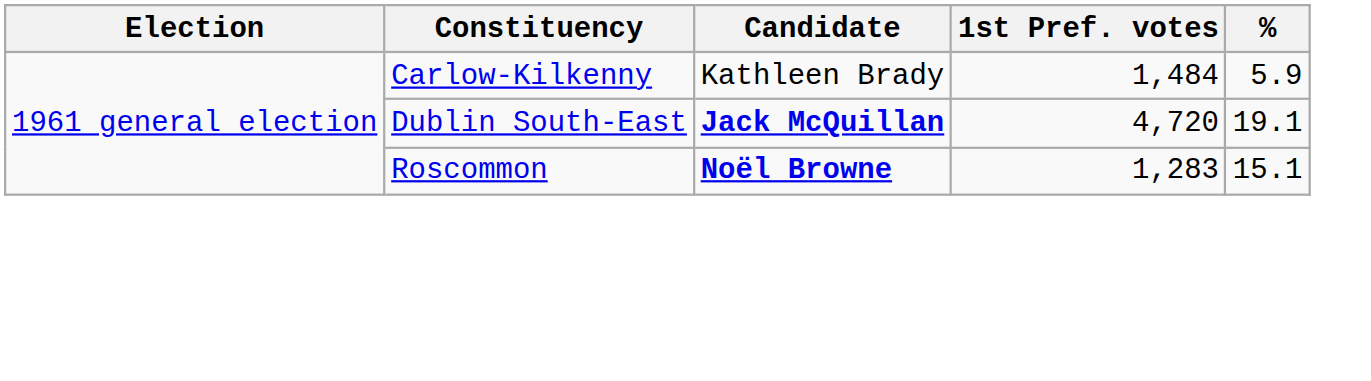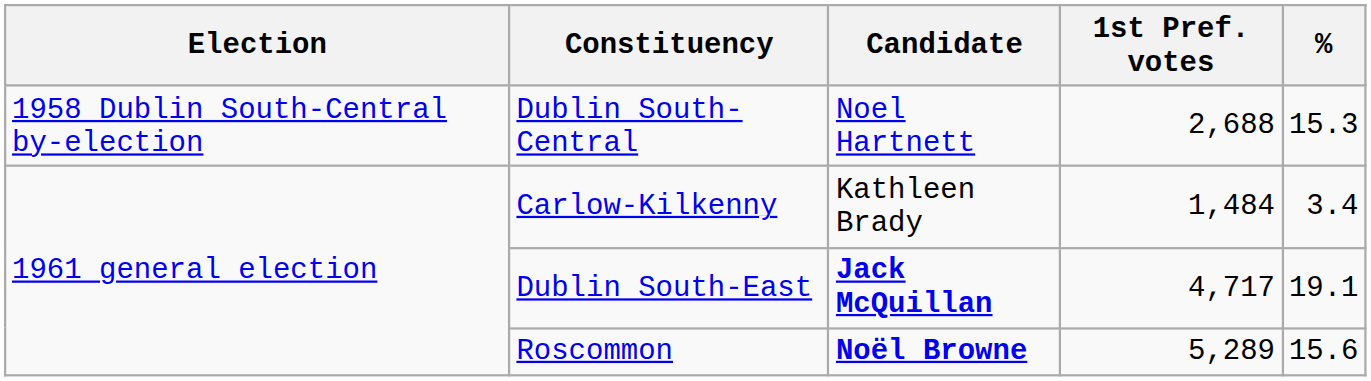+ row: (629, 126)
(1276, 76) 5.9 -> (1332, 207) 3.4
(1176, 123) 4,720 -> (1232, 288) 4,717
(1176, 170) 1,283 -> (1232, 352) 5,289
(1268, 170) 15.1 -> (1324, 352) 15.6
